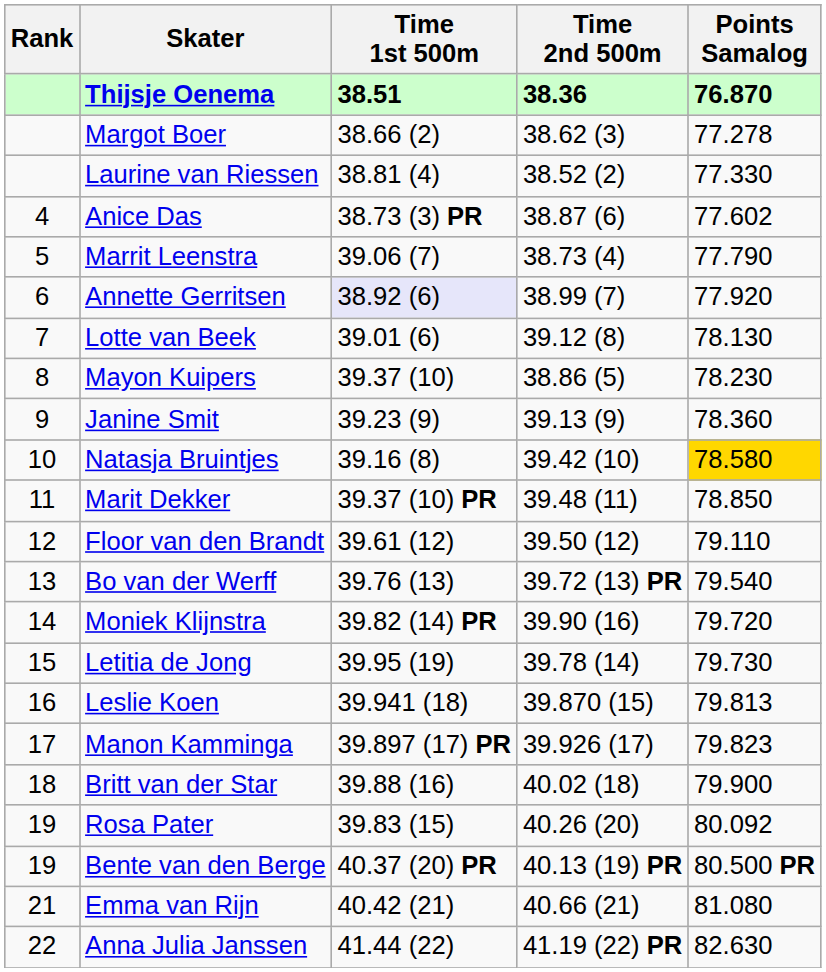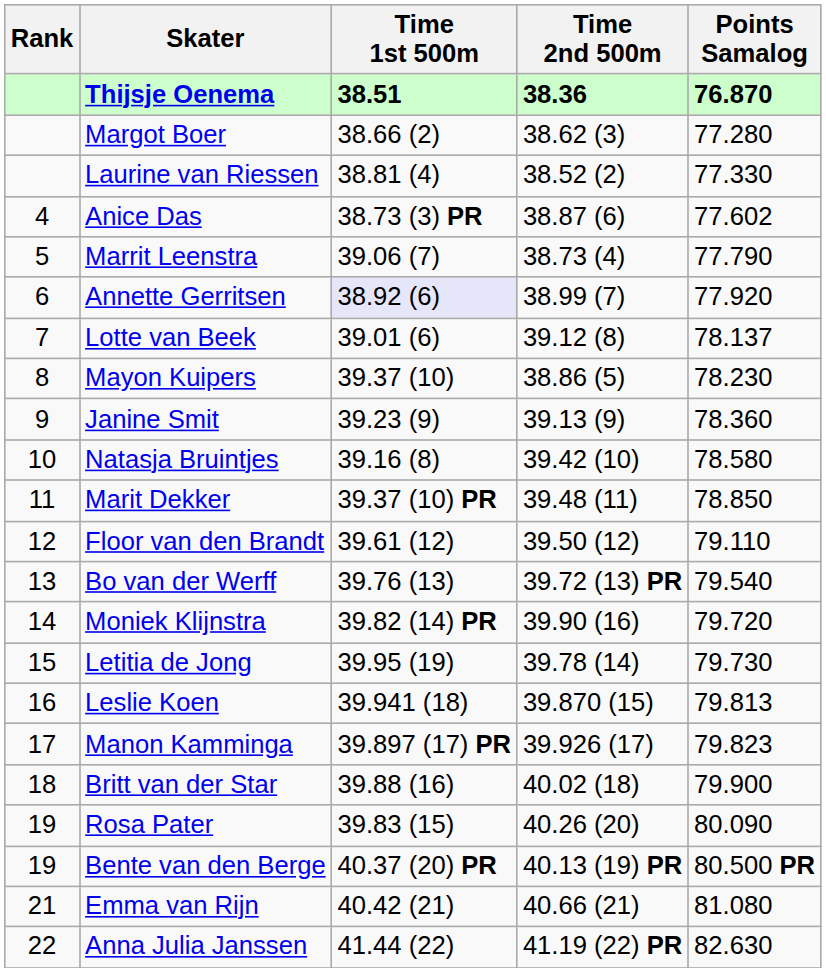(733, 134) 77.278 -> (733, 134) 77.280
(733, 337) 78.130 -> (733, 337) 78.137
(733, 459) gold background -> (733, 459) no background
(733, 825) 80.092 -> (733, 825) 80.090
